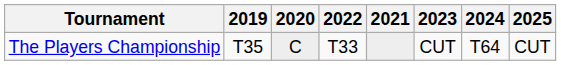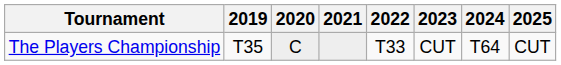columns swapped: (390, 19) <-> (343, 19)
